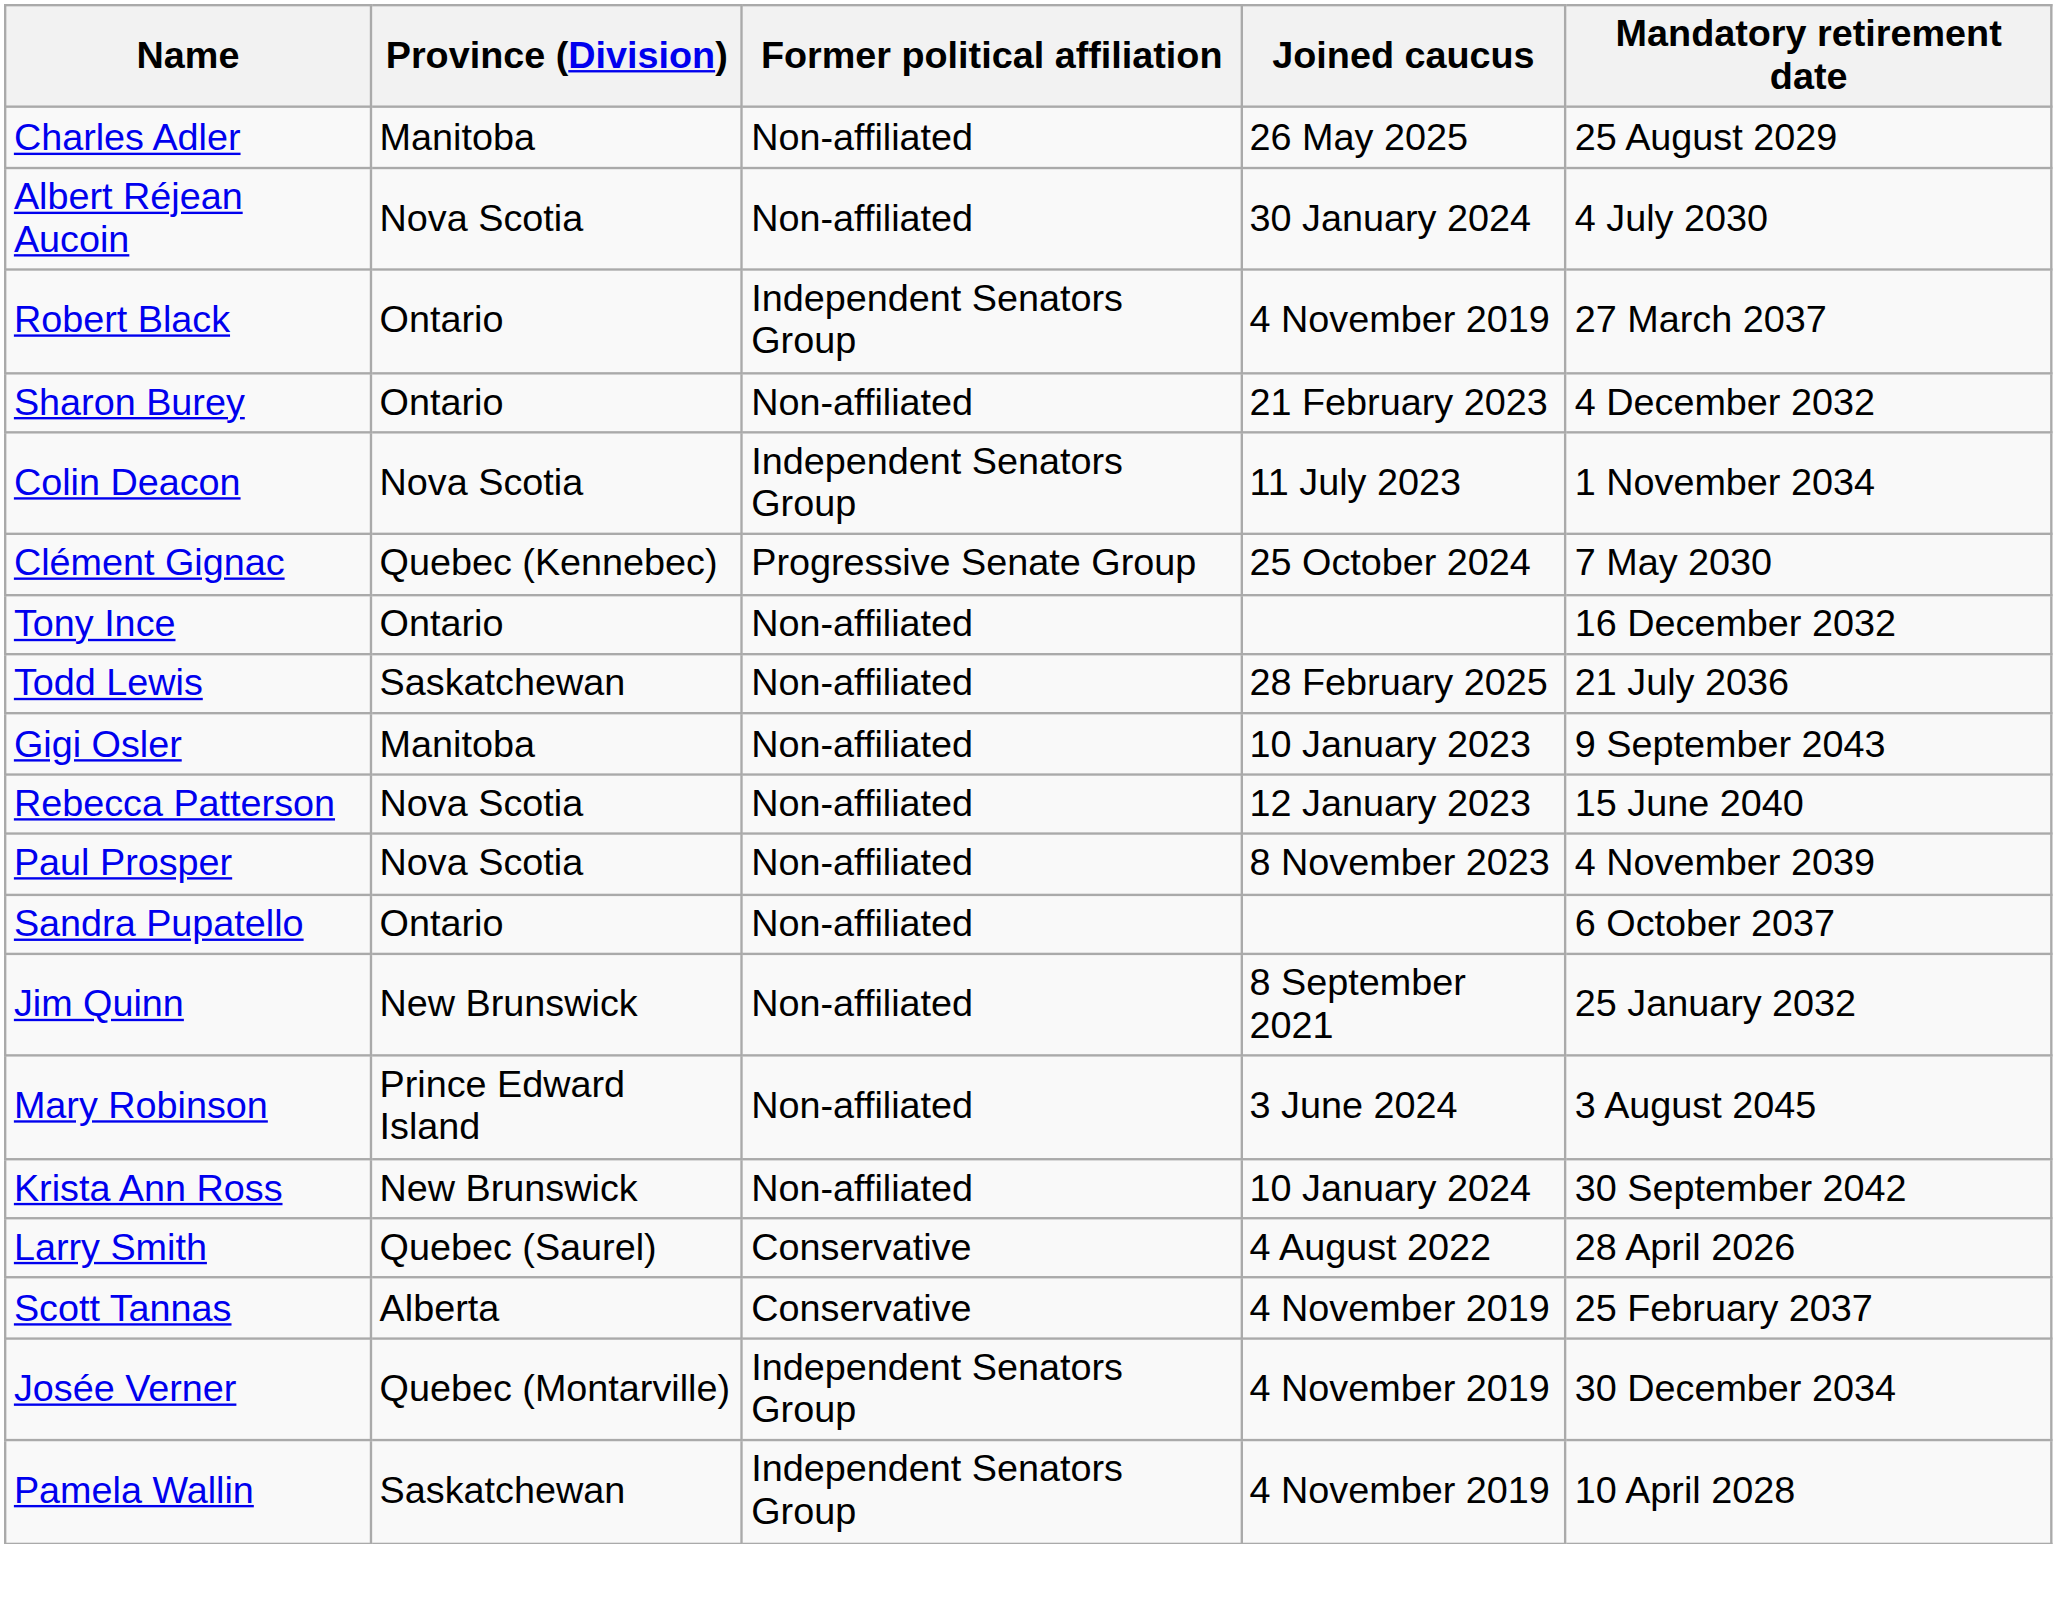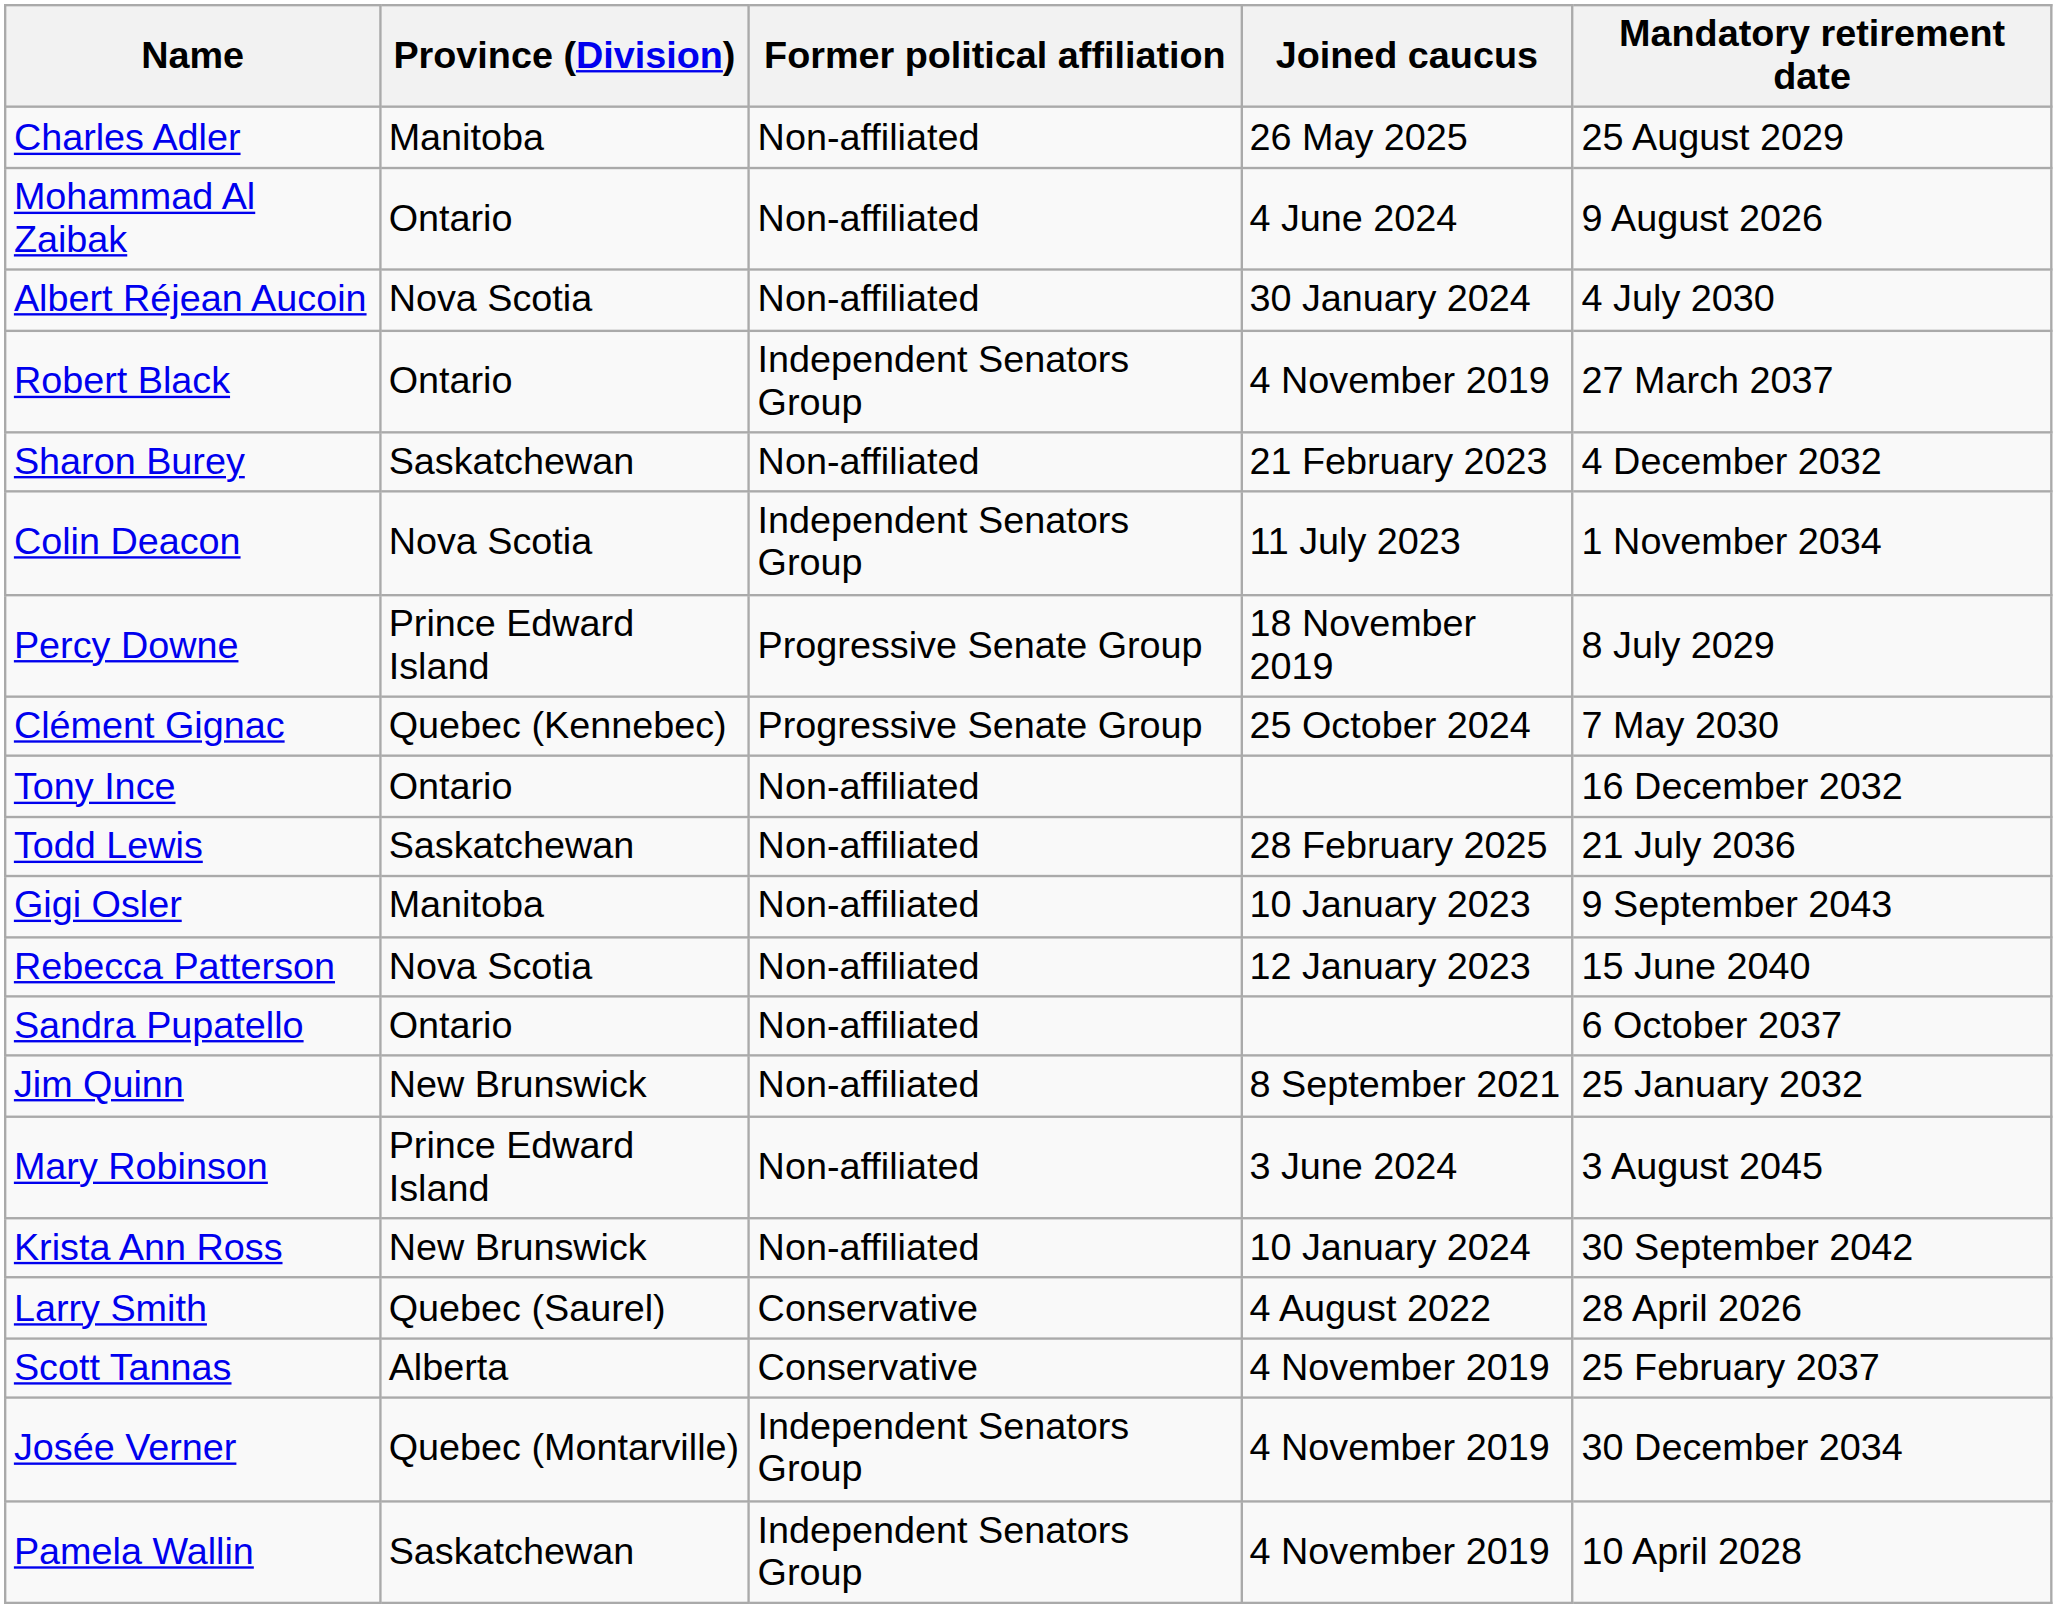+ row: (135, 217)
(441, 401) Ontario -> (511, 461) Saskatchewan
+ row: (126, 644)
- row: (123, 863)
